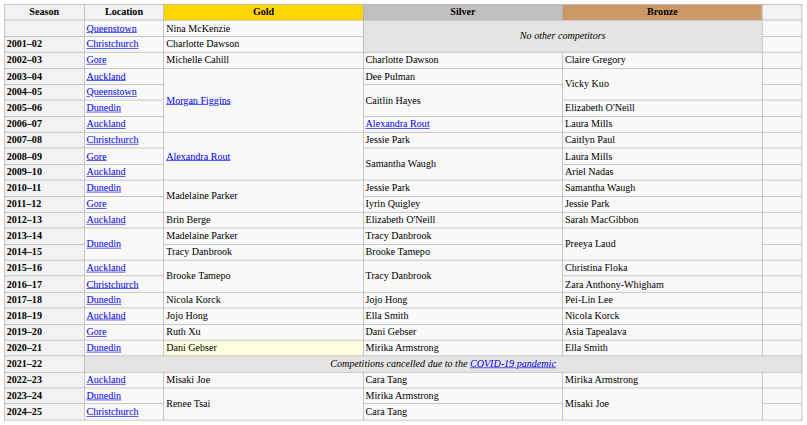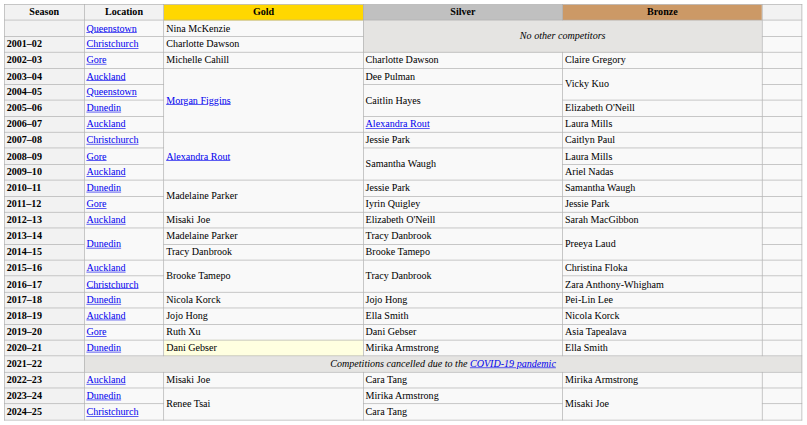(188, 220) Brin Berge -> (188, 220) Misaki Joe
